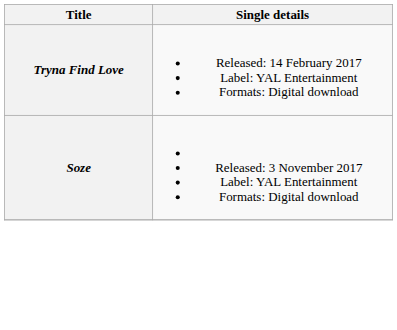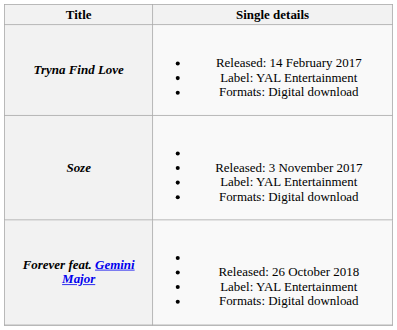+ row: (79, 272)
